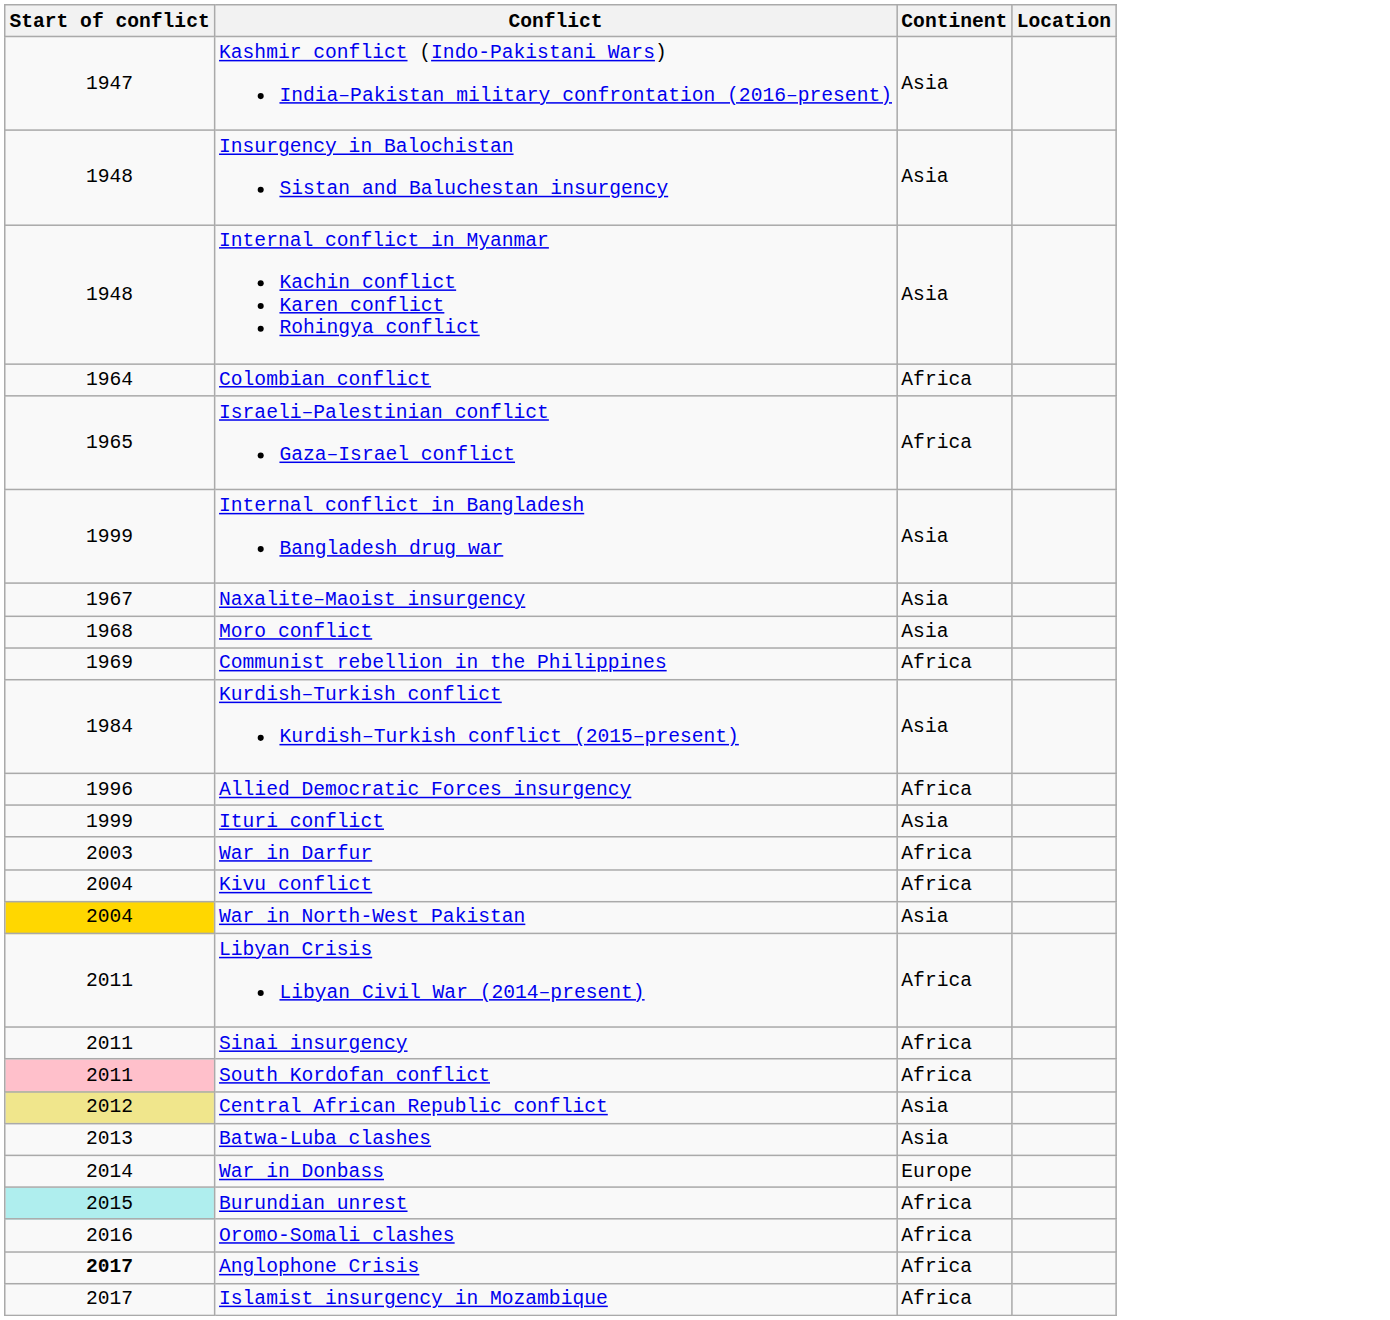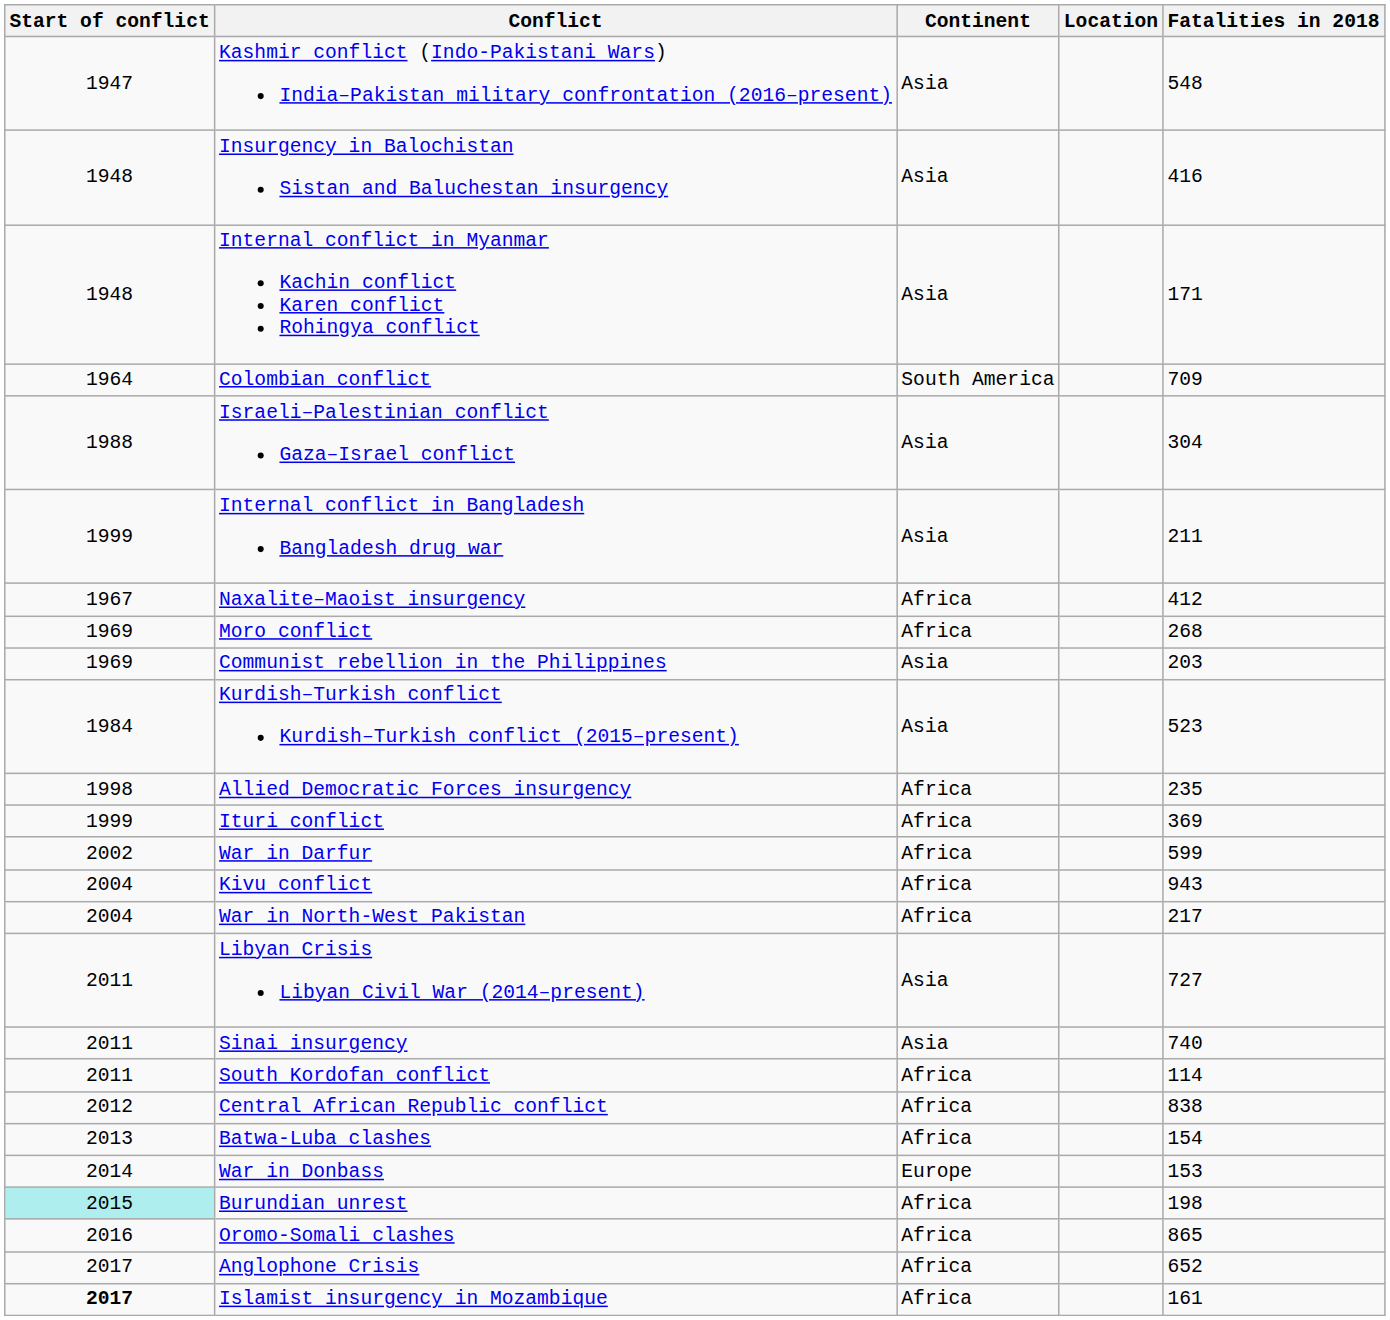+ column: (1273, 21)
(937, 380) Africa -> (978, 380) South America
(110, 443) 1965 -> (110, 443) 1988
(937, 443) Africa -> (925, 443) Asia
(925, 600) Asia -> (937, 600) Africa
(110, 632) 1968 -> (110, 632) 1969
(925, 632) Asia -> (937, 632) Africa
(937, 664) Africa -> (925, 664) Asia
(110, 789) 1996 -> (110, 789) 1998
(925, 821) Asia -> (937, 821) Africa
(110, 853) 2003 -> (110, 853) 2002
(110, 917) gold background -> (110, 917) no background
(925, 917) Asia -> (937, 917) Africa
(937, 980) Africa -> (925, 980) Asia
(937, 1043) Africa -> (925, 1043) Asia
(110, 1075) pink background -> (110, 1075) no background
(110, 1107) khaki background -> (110, 1107) no background
(925, 1107) Asia -> (937, 1107) Africa
(925, 1139) Asia -> (937, 1139) Africa
(110, 1267) bold -> (110, 1267) normal
(110, 1299) normal -> (110, 1299) bold
